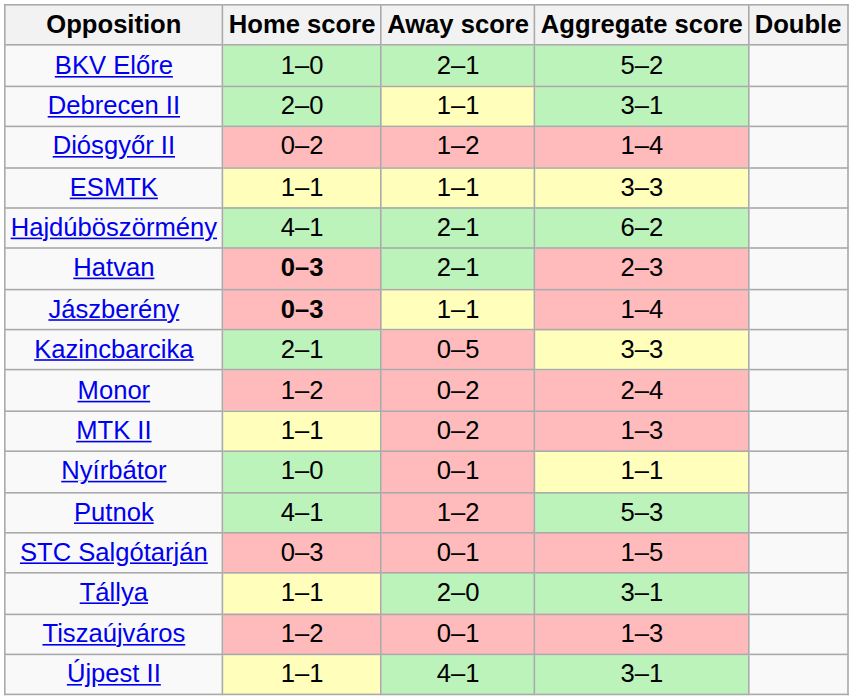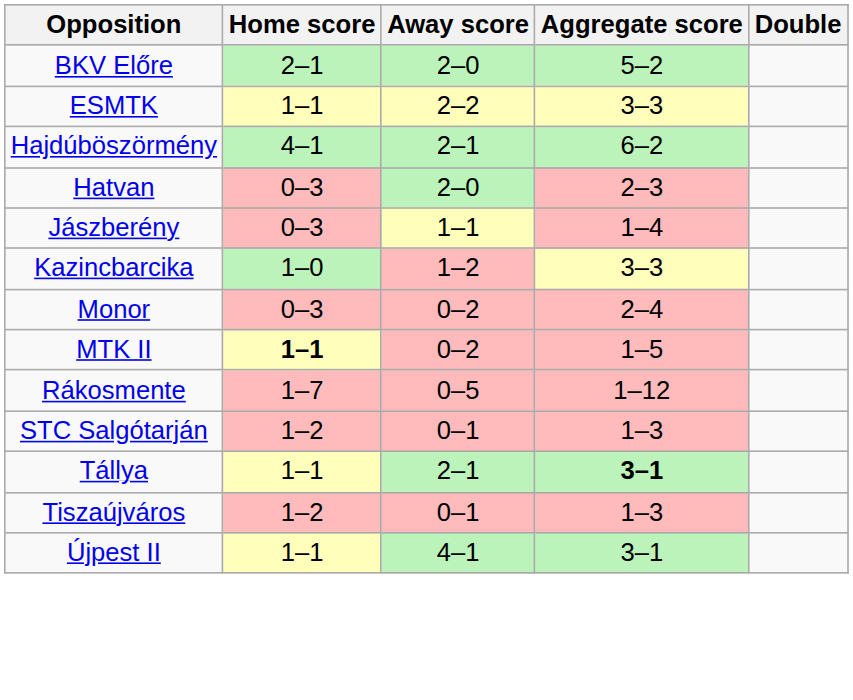(302, 65) 1–0 -> (302, 65) 2–1
(458, 65) 2–1 -> (458, 65) 2–0
- row: (114, 106)
- row: (114, 146)
(458, 187) 1–1 -> (458, 106) 2–2
(302, 268) bold -> (302, 187) normal
(458, 268) 2–1 -> (458, 187) 2–0
(302, 308) bold -> (302, 227) normal
(302, 349) 2–1 -> (302, 268) 1–0
(458, 349) 0–5 -> (458, 268) 1–2
(302, 390) 1–2 -> (302, 308) 0–3
(302, 430) normal -> (302, 349) bold
(642, 430) 1–3 -> (642, 349) 1–5
- row: (114, 471)
- row: (114, 512)
+ row: (114, 390)
(302, 552) 0–3 -> (302, 430) 1–2
(642, 552) 1–5 -> (642, 430) 1–3
(458, 593) 2–0 -> (458, 471) 2–1
(642, 593) normal -> (642, 471) bold
